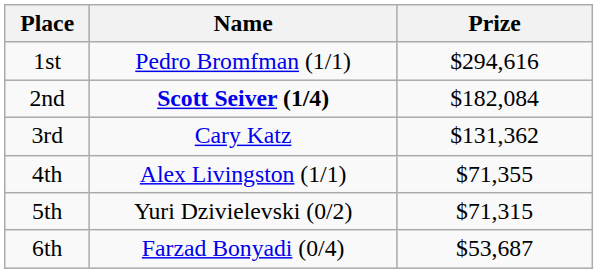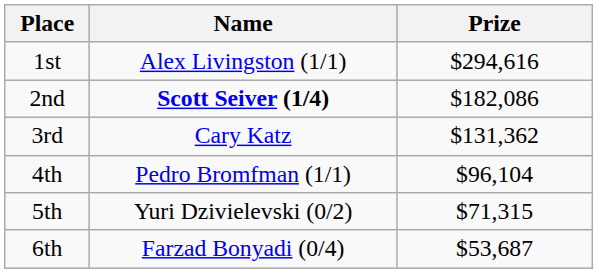(243, 60) Pedro Bromfman (1/1) -> (243, 60) Alex Livingston (1/1)
(495, 98) $182,084 -> (495, 98) $182,086
(243, 173) Alex Livingston (1/1) -> (243, 173) Pedro Bromfman (1/1)
(495, 173) $71,355 -> (495, 173) $96,104
